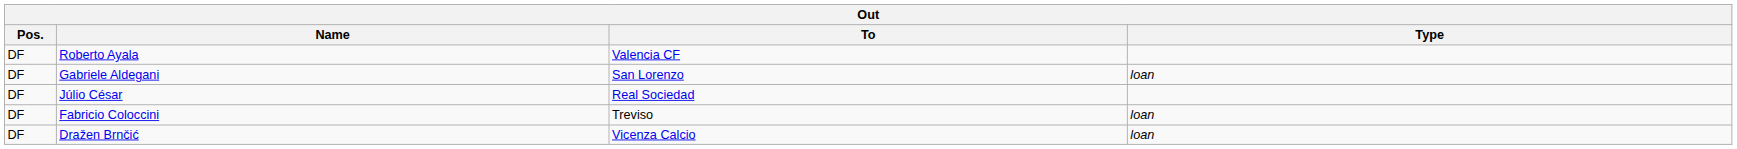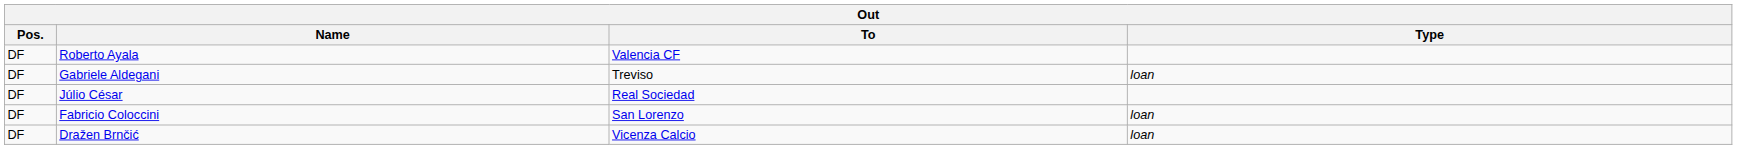(648, 75) San Lorenzo -> (633, 75) Treviso
(633, 115) Treviso -> (648, 115) San Lorenzo
